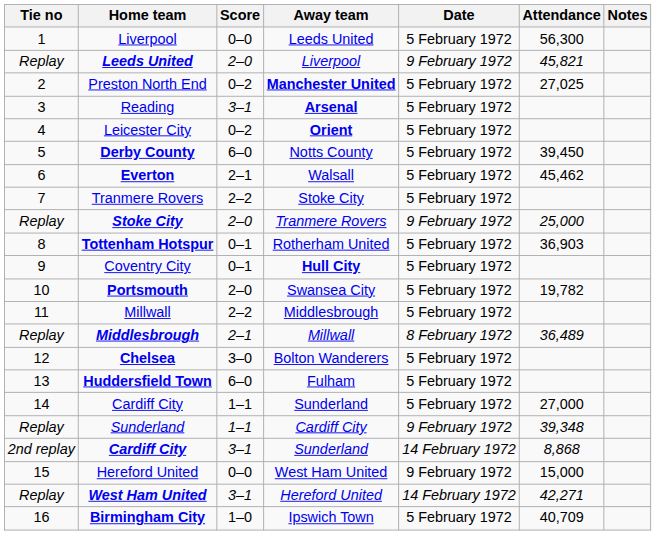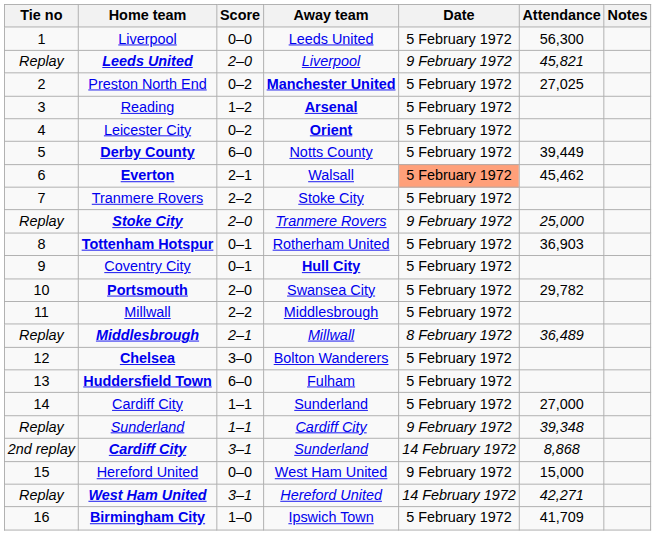(240, 107) 3–1 -> (240, 107) 1–2
(562, 152) 39,450 -> (562, 152) 39,449
(459, 175) no background -> (459, 175) lightsalmon background
(562, 289) 19,782 -> (562, 289) 29,782
(562, 518) 40,709 -> (562, 518) 41,709
